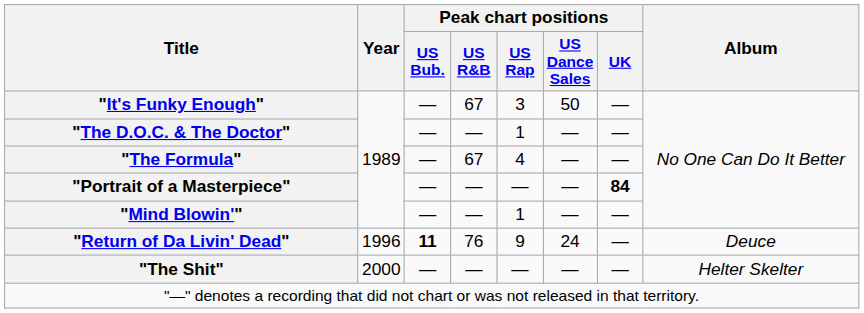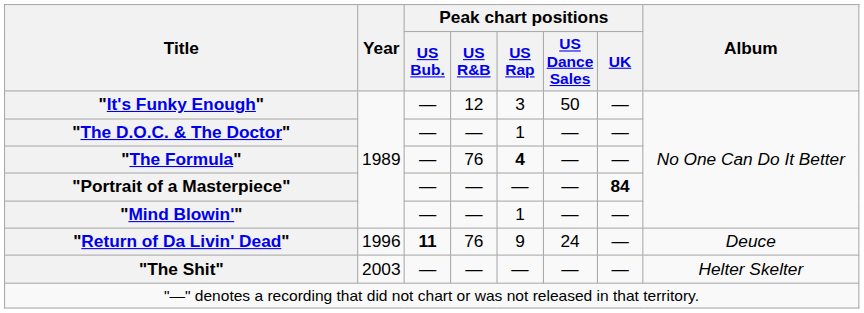(474, 104) 67 -> (474, 104) 12
(474, 159) 67 -> (474, 159) 76
(520, 159) normal -> (520, 159) bold
(381, 269) 2000 -> (381, 269) 2003
